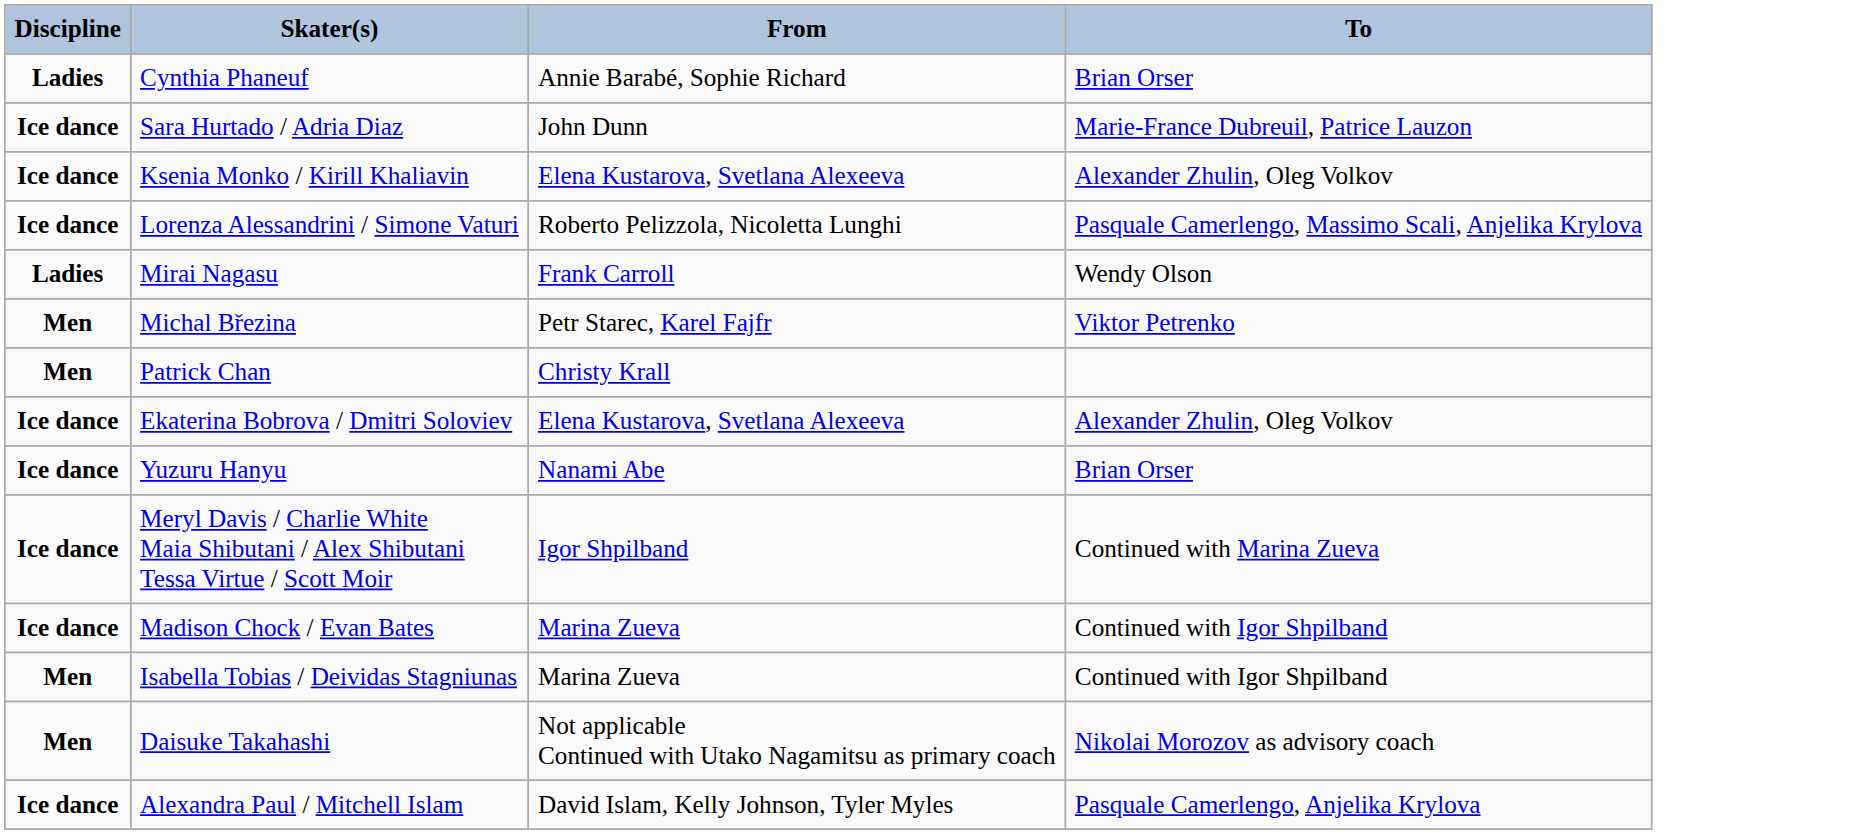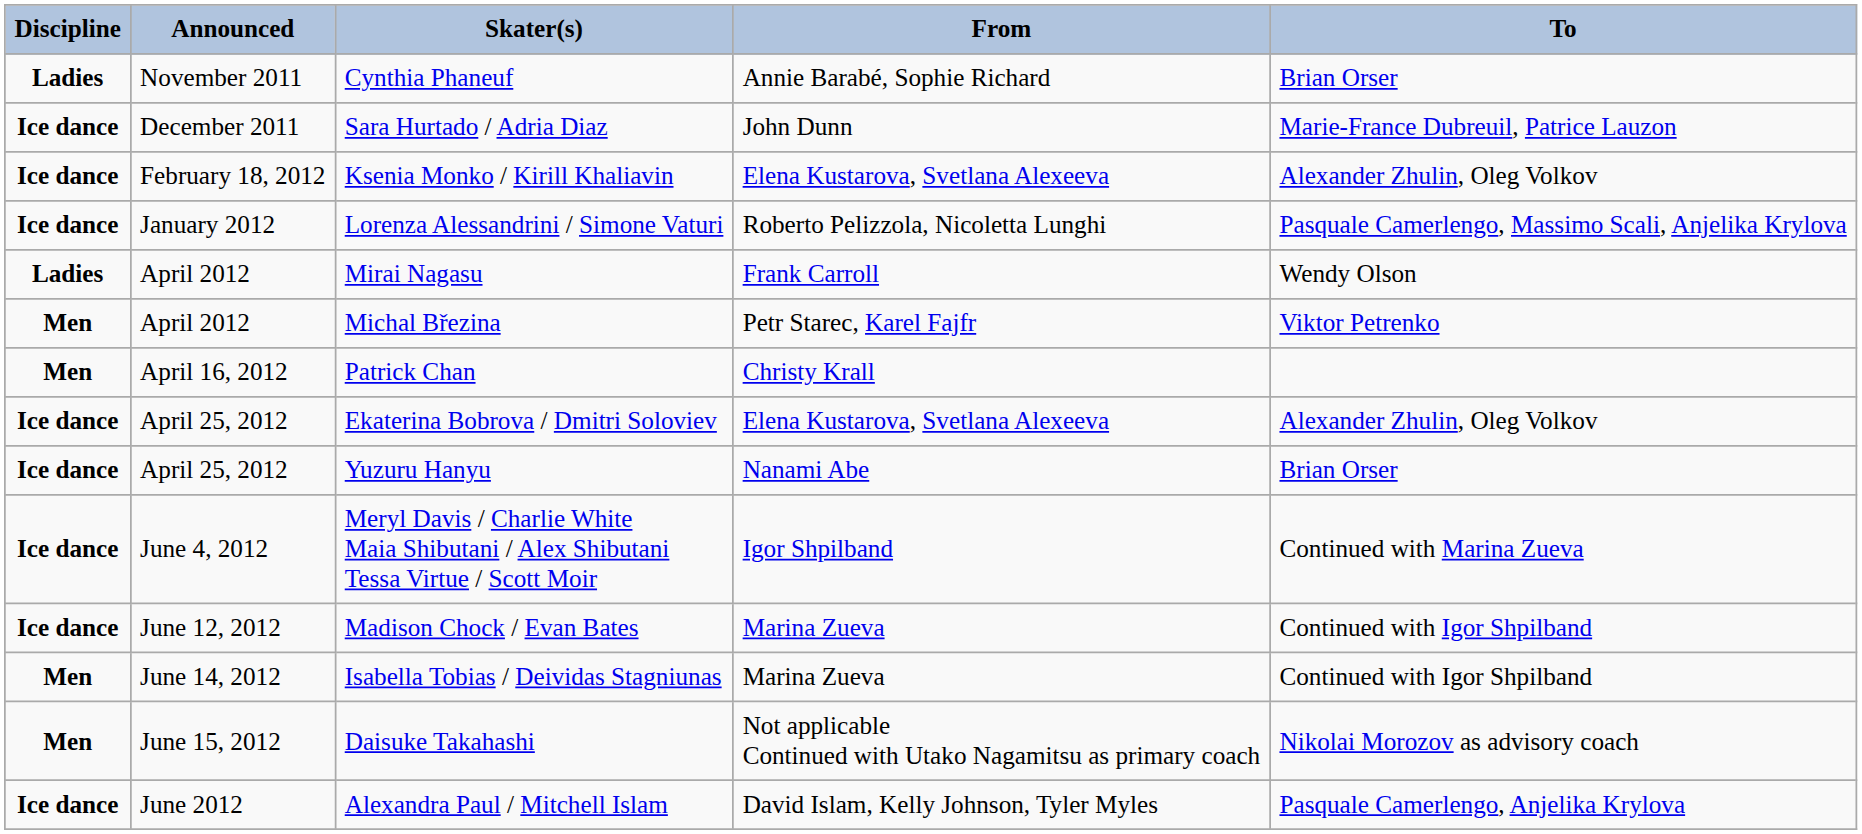+ column: (233, 29)
